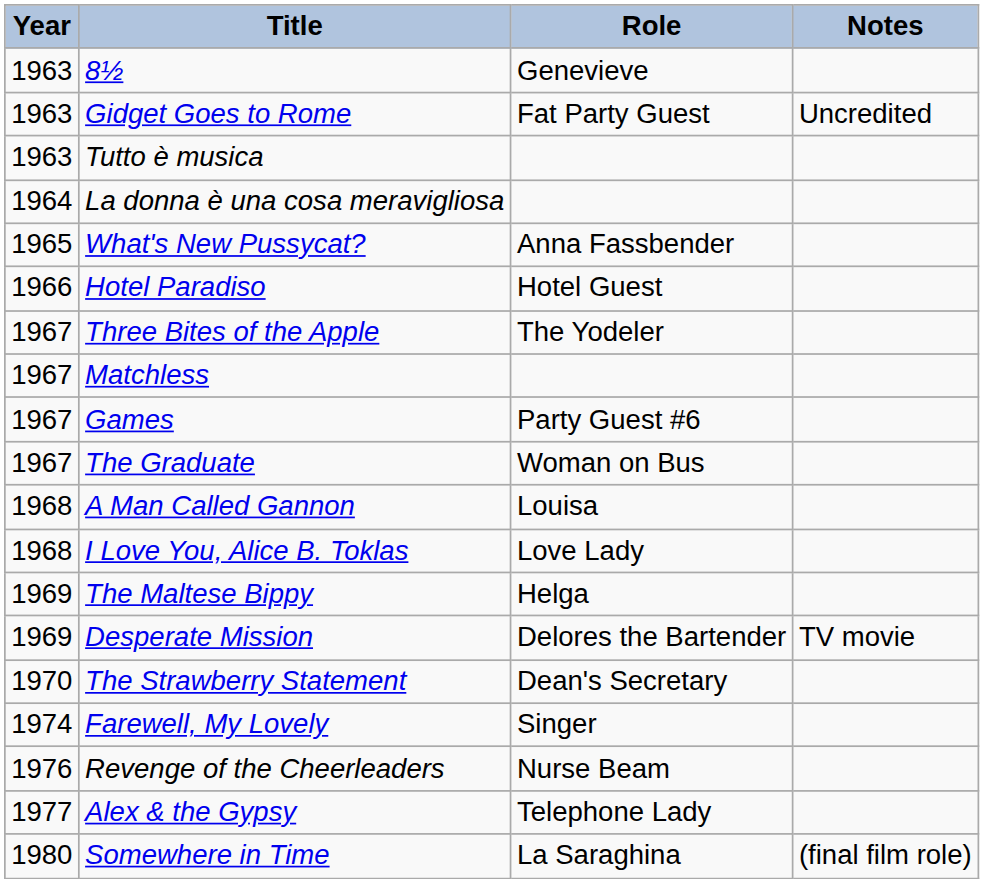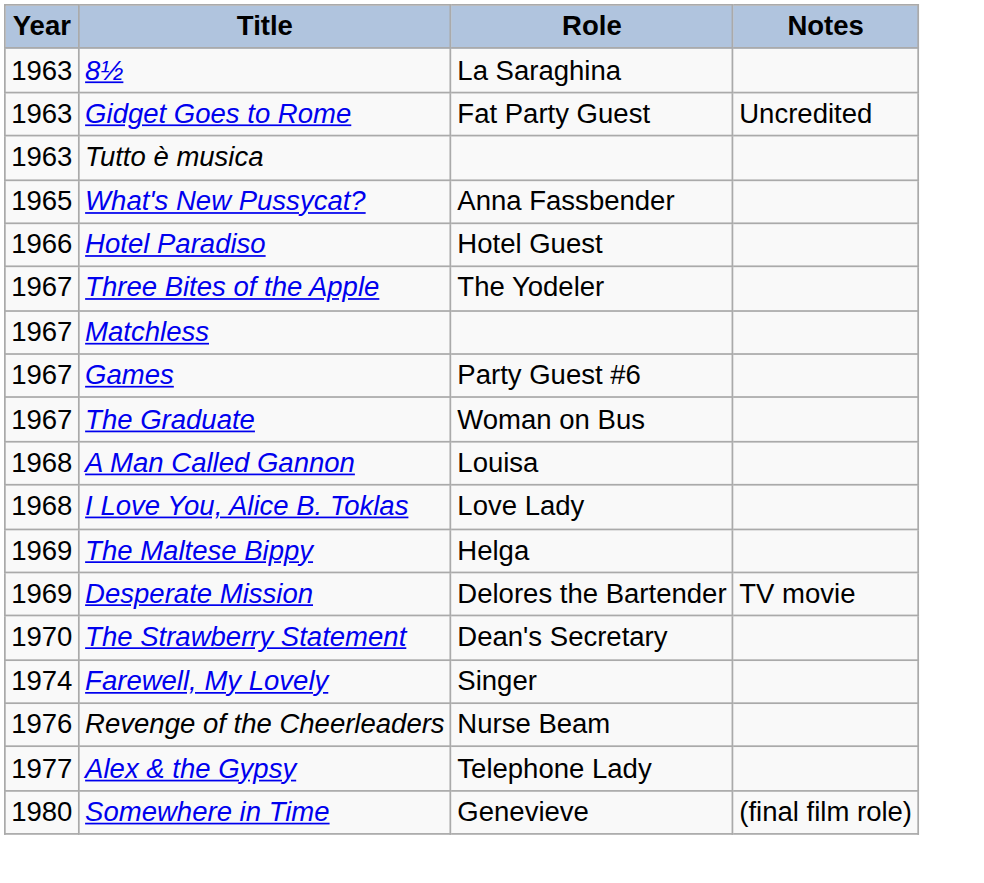(583, 69) Genevieve -> (539, 69) La Saraghina
- row: (295, 200)
(599, 855) La Saraghina -> (523, 811) Genevieve
